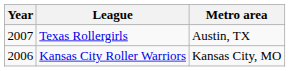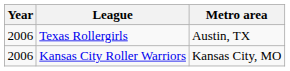(20, 35) 2007 -> (20, 35) 2006
